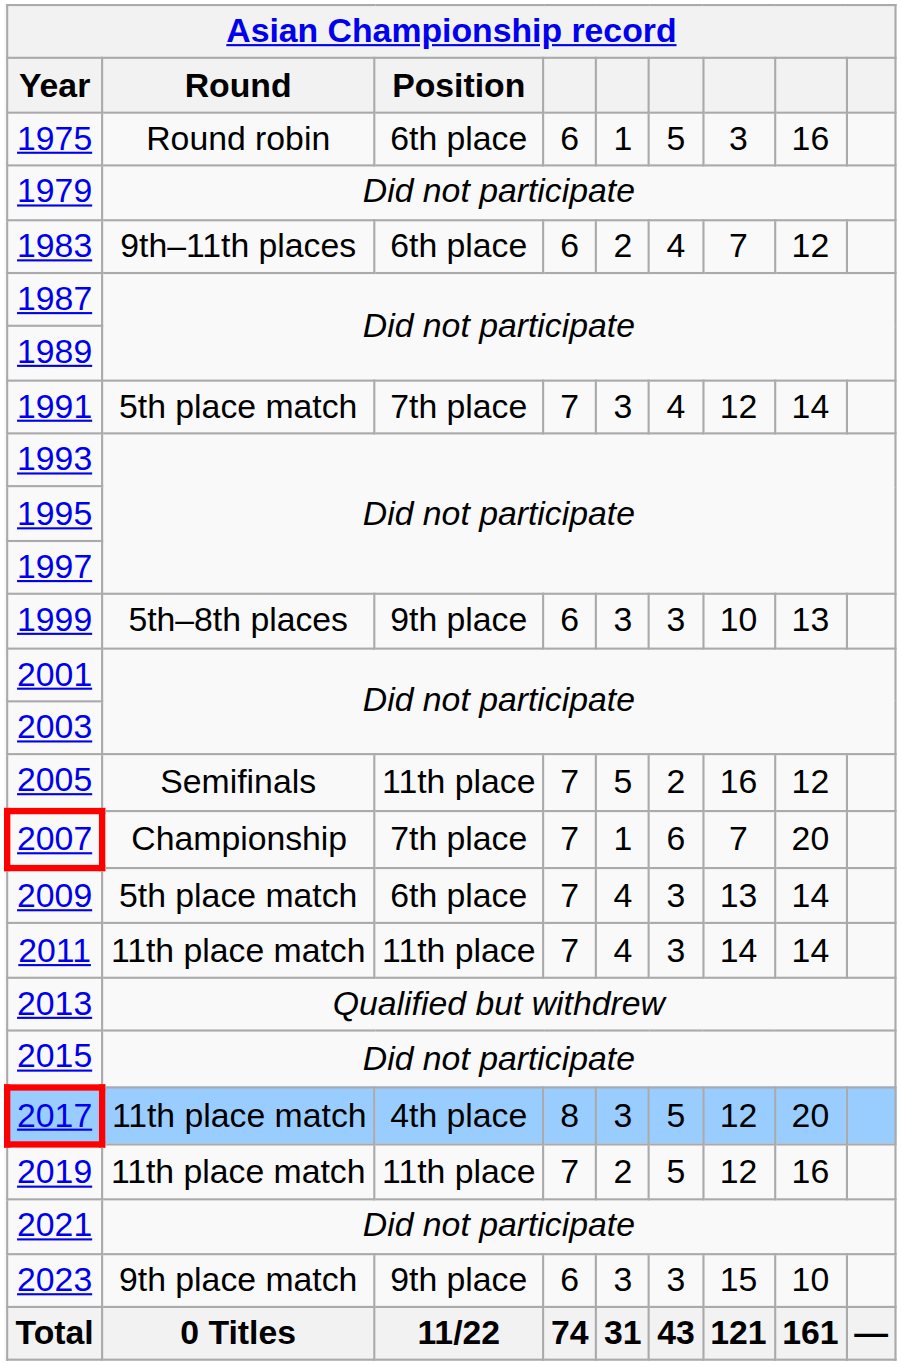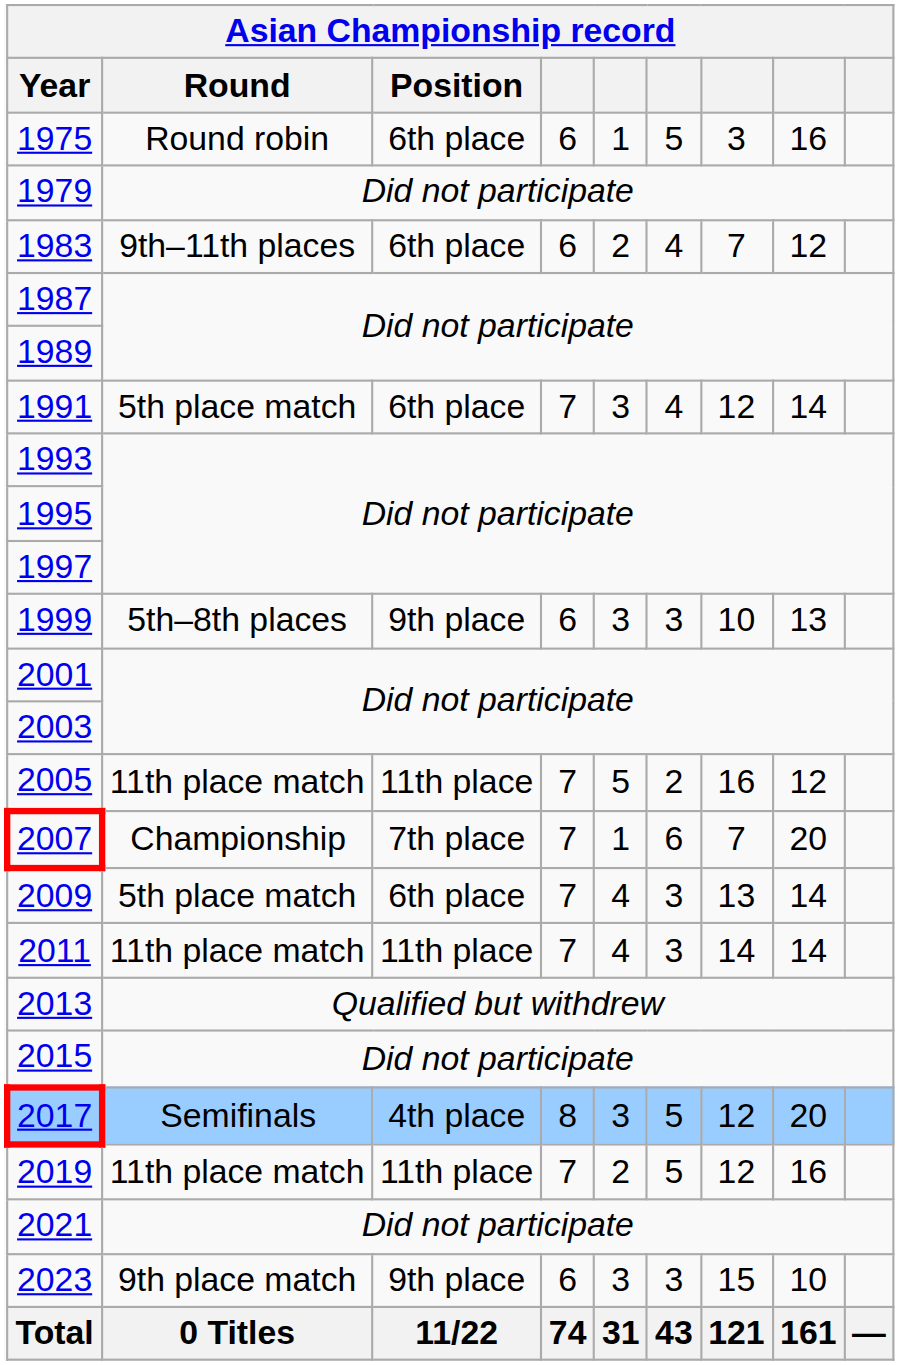(459, 406) 7th place -> (457, 406) 6th place
(238, 781) Semifinals -> (237, 781) 11th place match
(239, 1114) 11th place match -> (238, 1114) Semifinals
